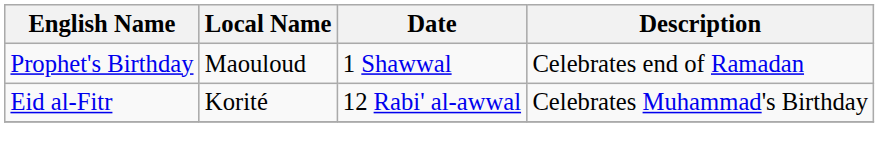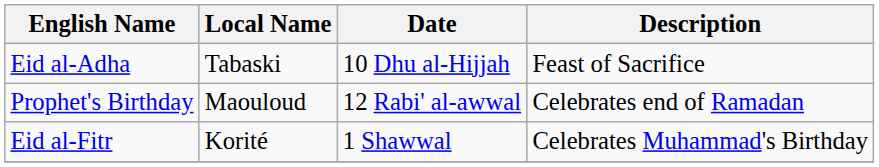+ row: (70, 63)
(397, 63) 1 Shawwal -> (432, 102) 12 Rabi' al-awwal
(432, 102) 12 Rabi' al-awwal -> (397, 141) 1 Shawwal
